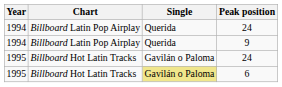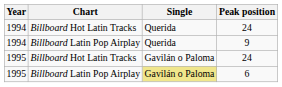(85, 27) Billboard Latin Pop Airplay -> (83, 27) Billboard Hot Latin Tracks
(83, 74) Billboard Hot Latin Tracks -> (85, 74) Billboard Latin Pop Airplay
